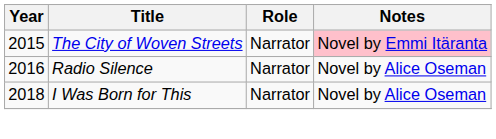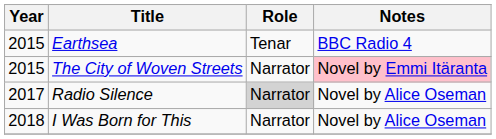+ row: (85, 43)
(26, 69) 2016 -> (26, 95) 2017
(280, 69) no background -> (280, 95) lightgrey background
